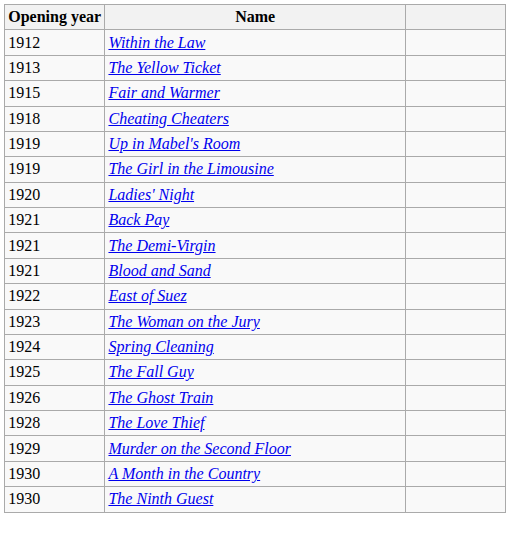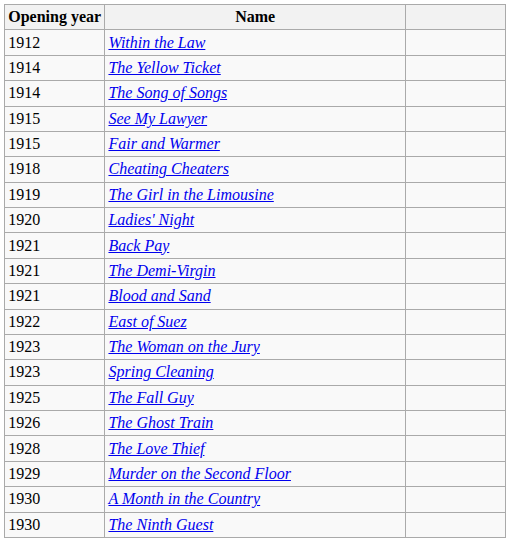(24, 67) 1913 -> (24, 67) 1914
+ row: (168, 93)
+ row: (158, 118)
- row: (174, 144)
(24, 347) 1924 -> (24, 372) 1923
